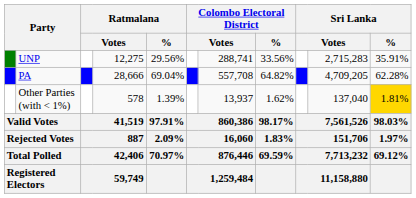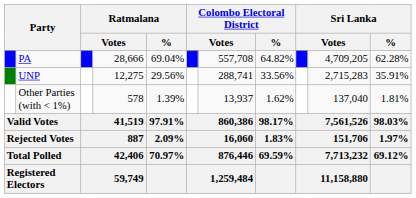rows swapped: (25, 76) <-> (29, 59)
(395, 99) gold background -> (395, 99) no background
